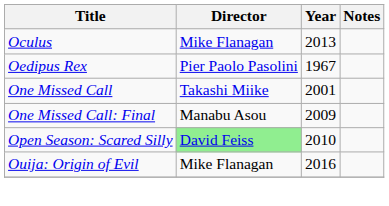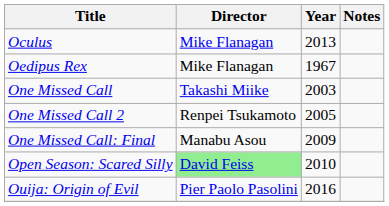(239, 66) Pier Paolo Pasolini -> (226, 66) Mike Flanagan
(321, 90) 2001 -> (321, 90) 2003
+ row: (66, 115)
(226, 164) Mike Flanagan -> (239, 189) Pier Paolo Pasolini
